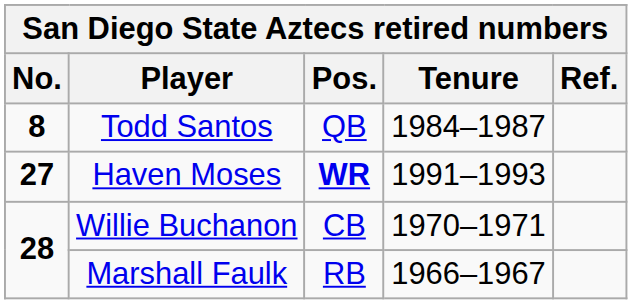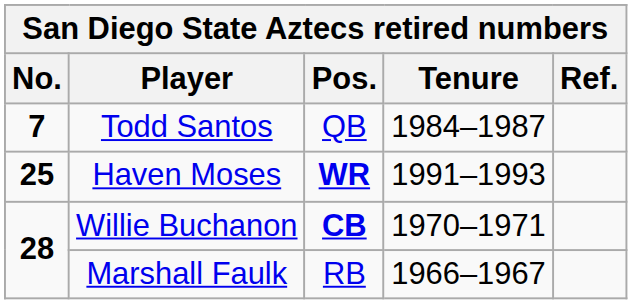(37, 126) 8 -> (37, 126) 7
(37, 175) 27 -> (37, 175) 25
(344, 224) normal -> (344, 224) bold
